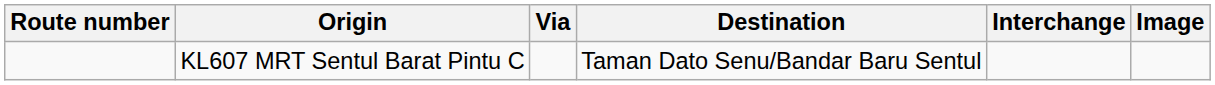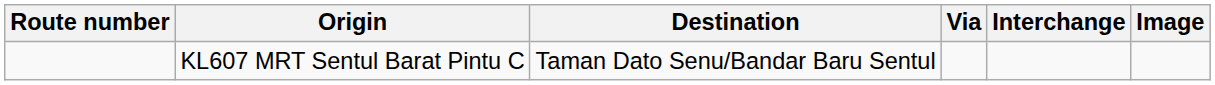columns swapped: (781, 23) <-> (553, 23)
